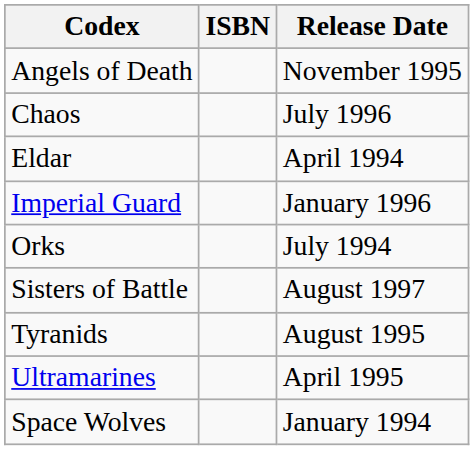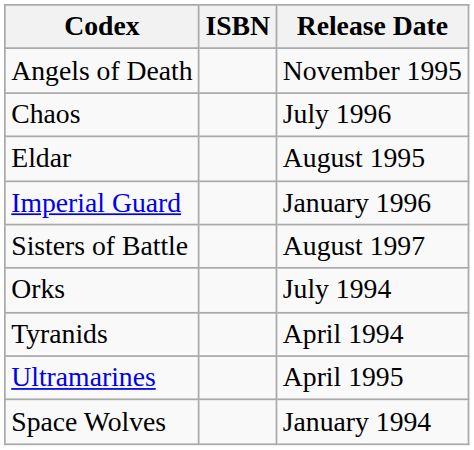(343, 158) April 1994 -> (354, 158) August 1995
rows swapped: (38, 245) <-> (100, 289)
(354, 333) August 1995 -> (343, 333) April 1994
